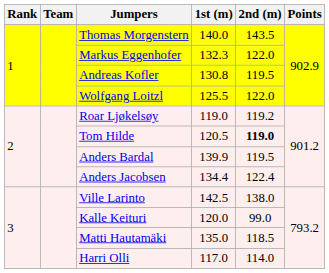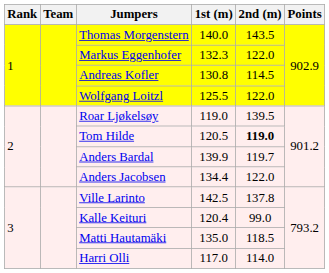(260, 75) 119.5 -> (260, 75) 114.5
(260, 116) 119.2 -> (260, 116) 139.5
(260, 156) 119.5 -> (260, 156) 119.7
(260, 177) 122.4 -> (260, 177) 122.0
(260, 197) 138.0 -> (260, 197) 137.8
(214, 217) 120.0 -> (214, 217) 120.4
